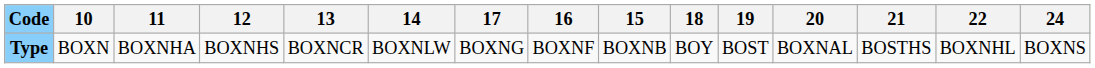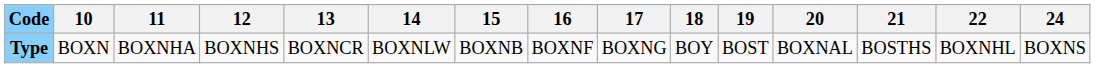columns swapped: (635, 18) <-> (492, 18)
